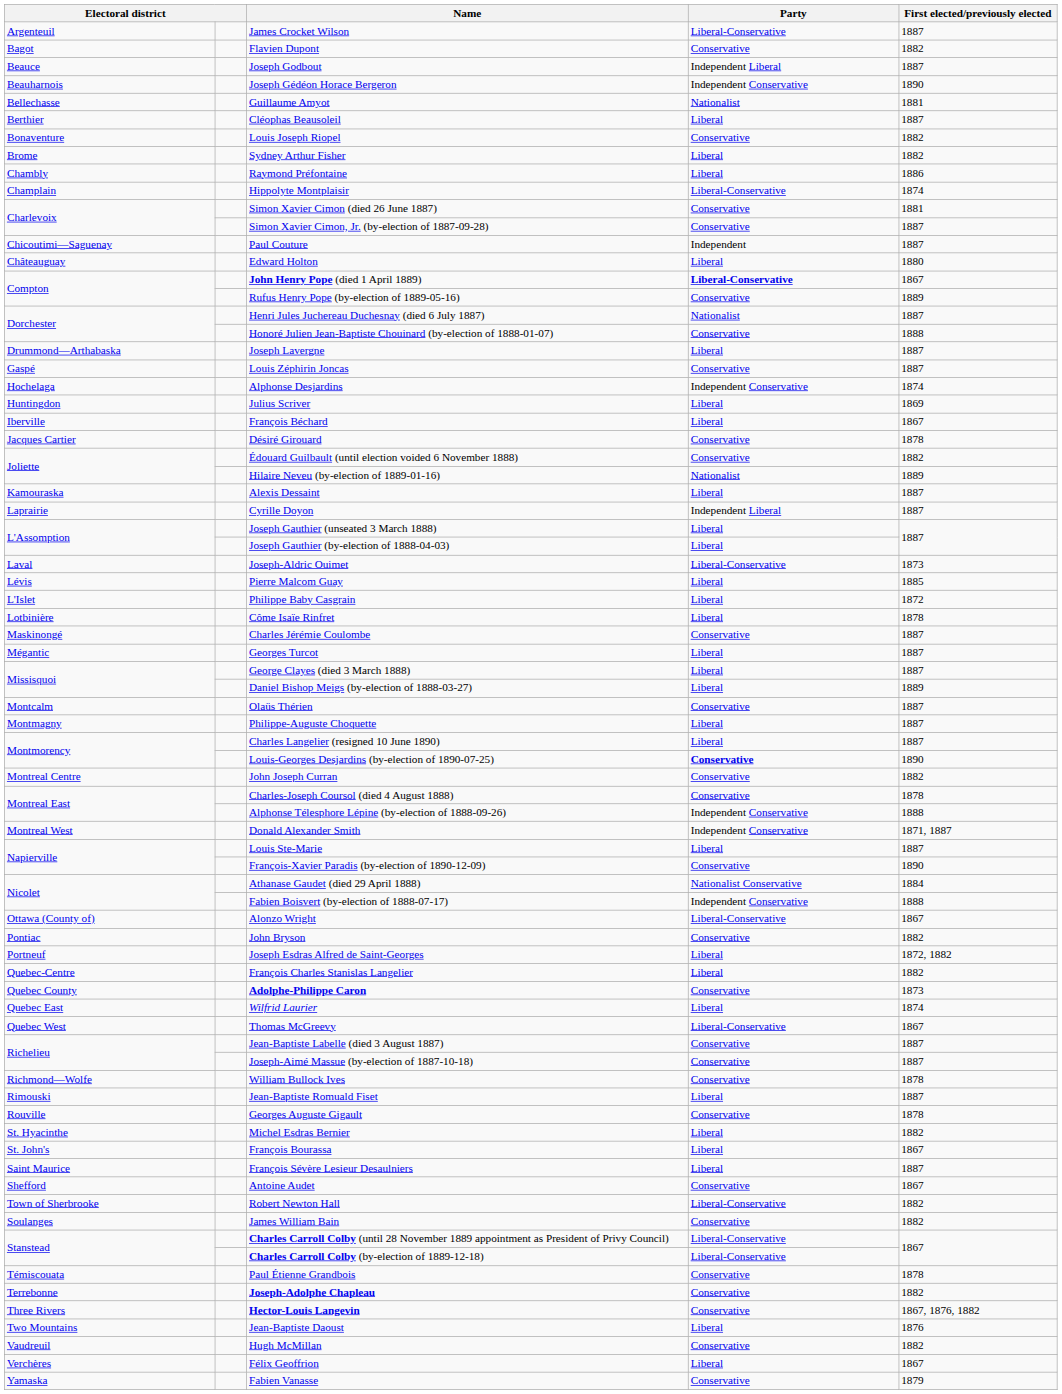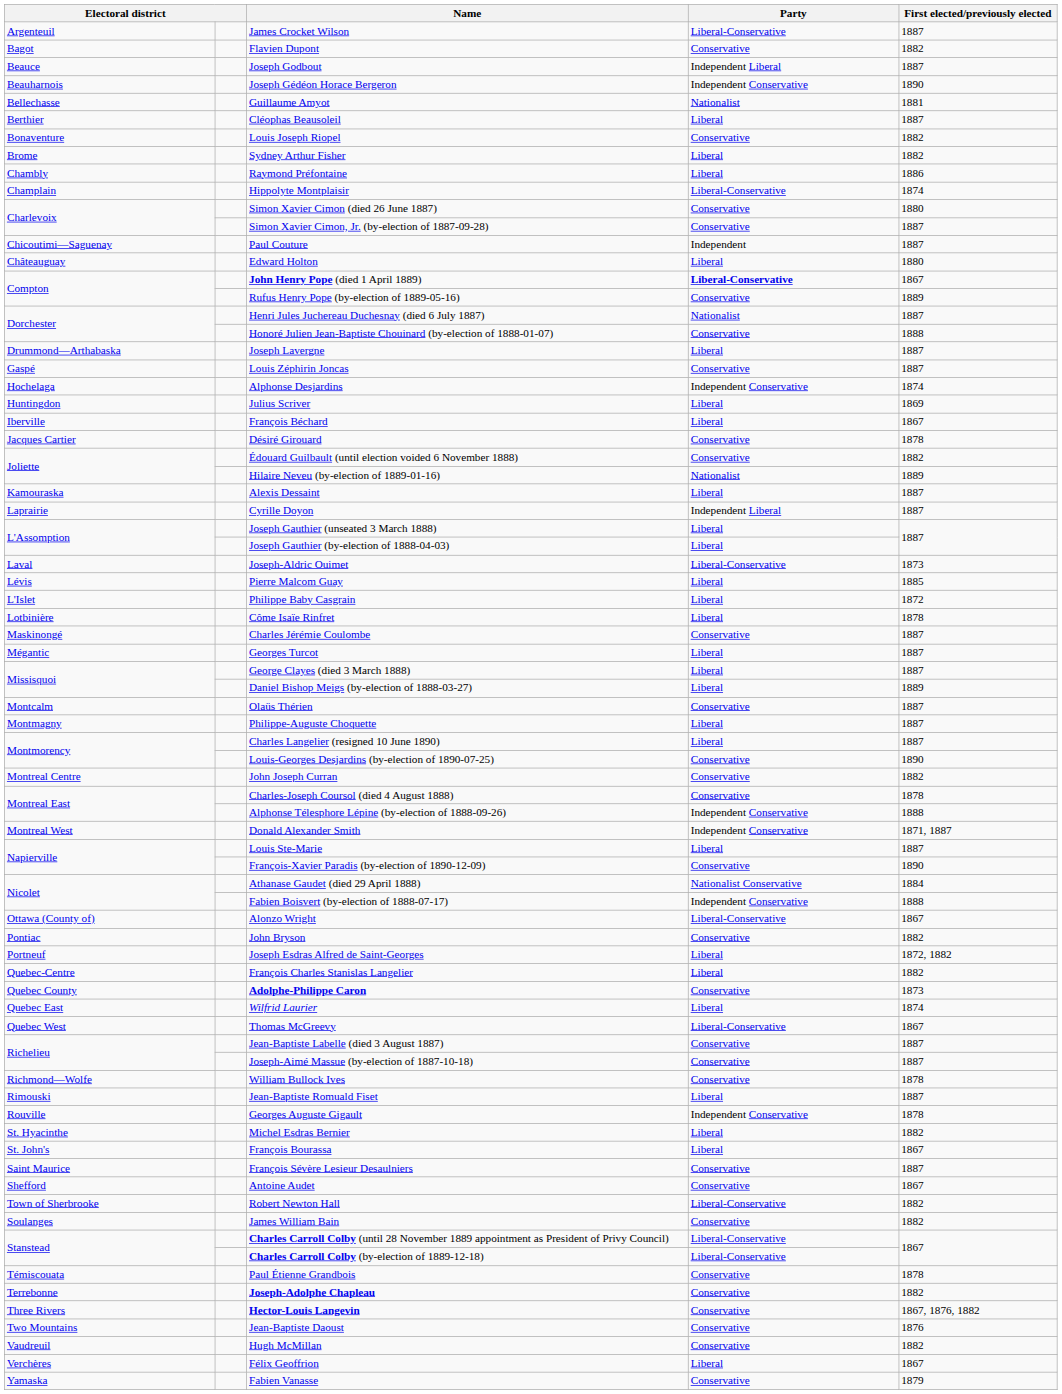(912, 208) 1881 -> (912, 208) 1880
(722, 759) bold -> (720, 759) normal
(720, 1114) Conservative -> (749, 1114) Independent Conservative
(707, 1167) Liberal -> (720, 1167) Conservative
(707, 1327) Liberal -> (720, 1327) Conservative
